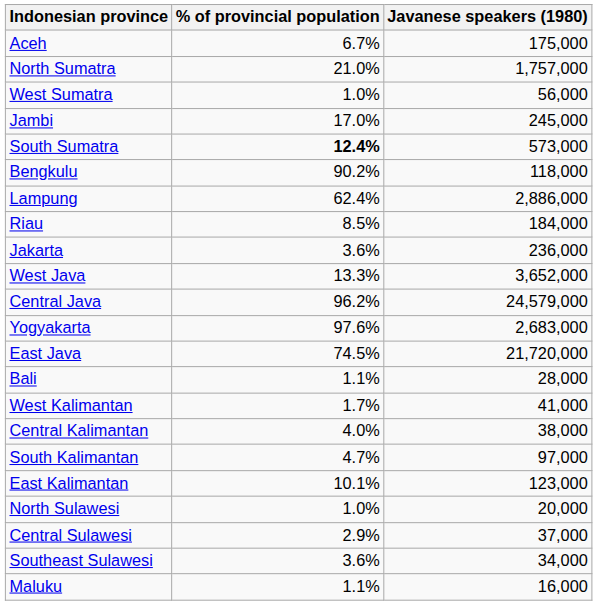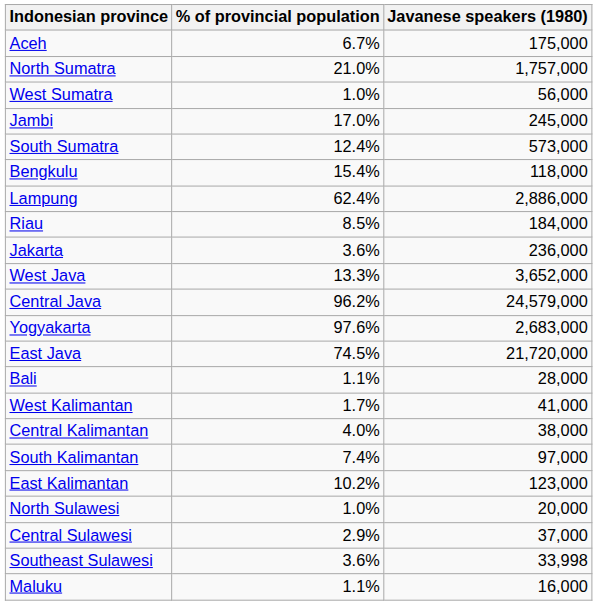(357, 146) bold -> (357, 146) normal
(357, 172) 90.2% -> (357, 172) 15.4%
(361, 457) 4.7% -> (361, 457) 7.4%
(357, 483) 10.1% -> (357, 483) 10.2%
(563, 560) 34,000 -> (563, 560) 33,998
